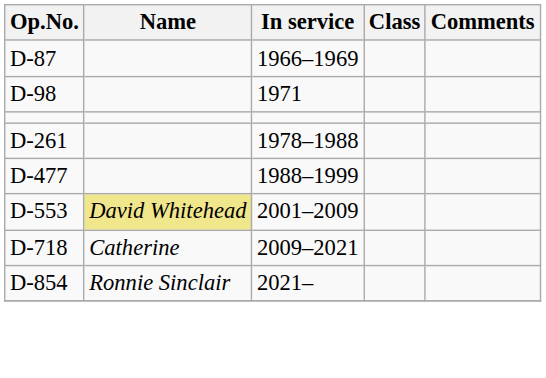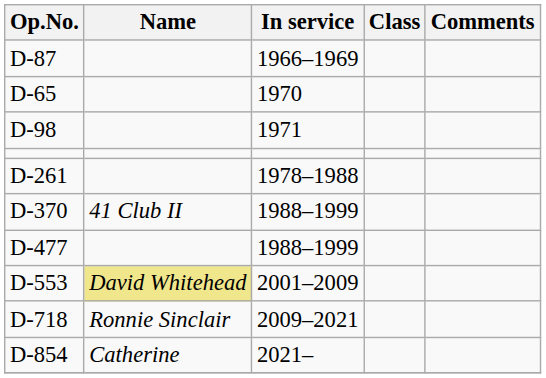+ row: (33, 93)
+ row: (39, 211)
(134, 247) Catherine -> (160, 319) Ronnie Sinclair
(160, 283) Ronnie Sinclair -> (134, 354) Catherine
